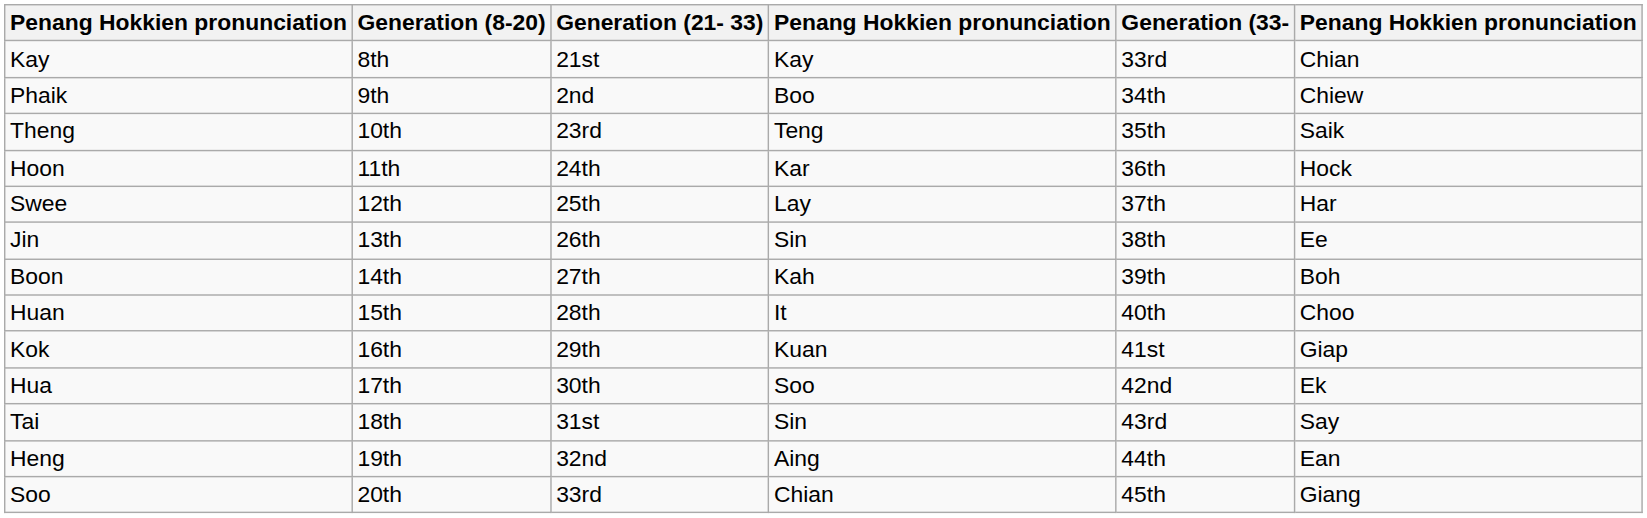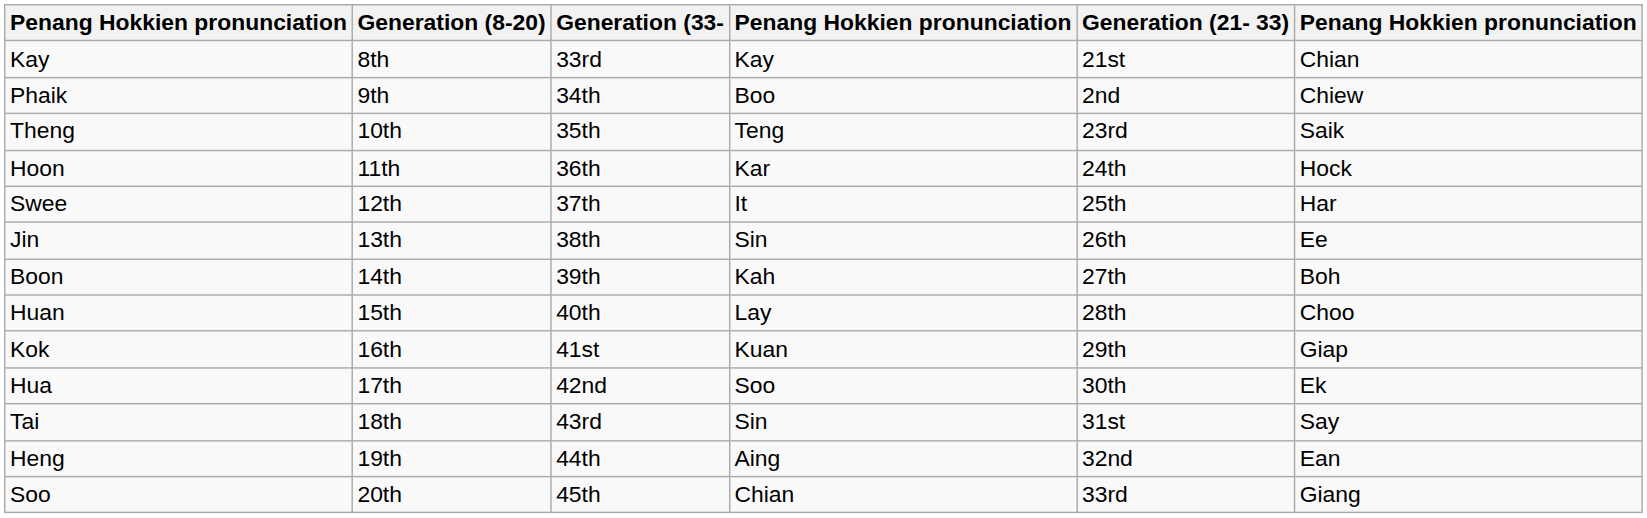columns swapped: (660, 22) <-> (1205, 22)
(792, 204) Lay -> (741, 204) It
(780, 312) It -> (753, 312) Lay
